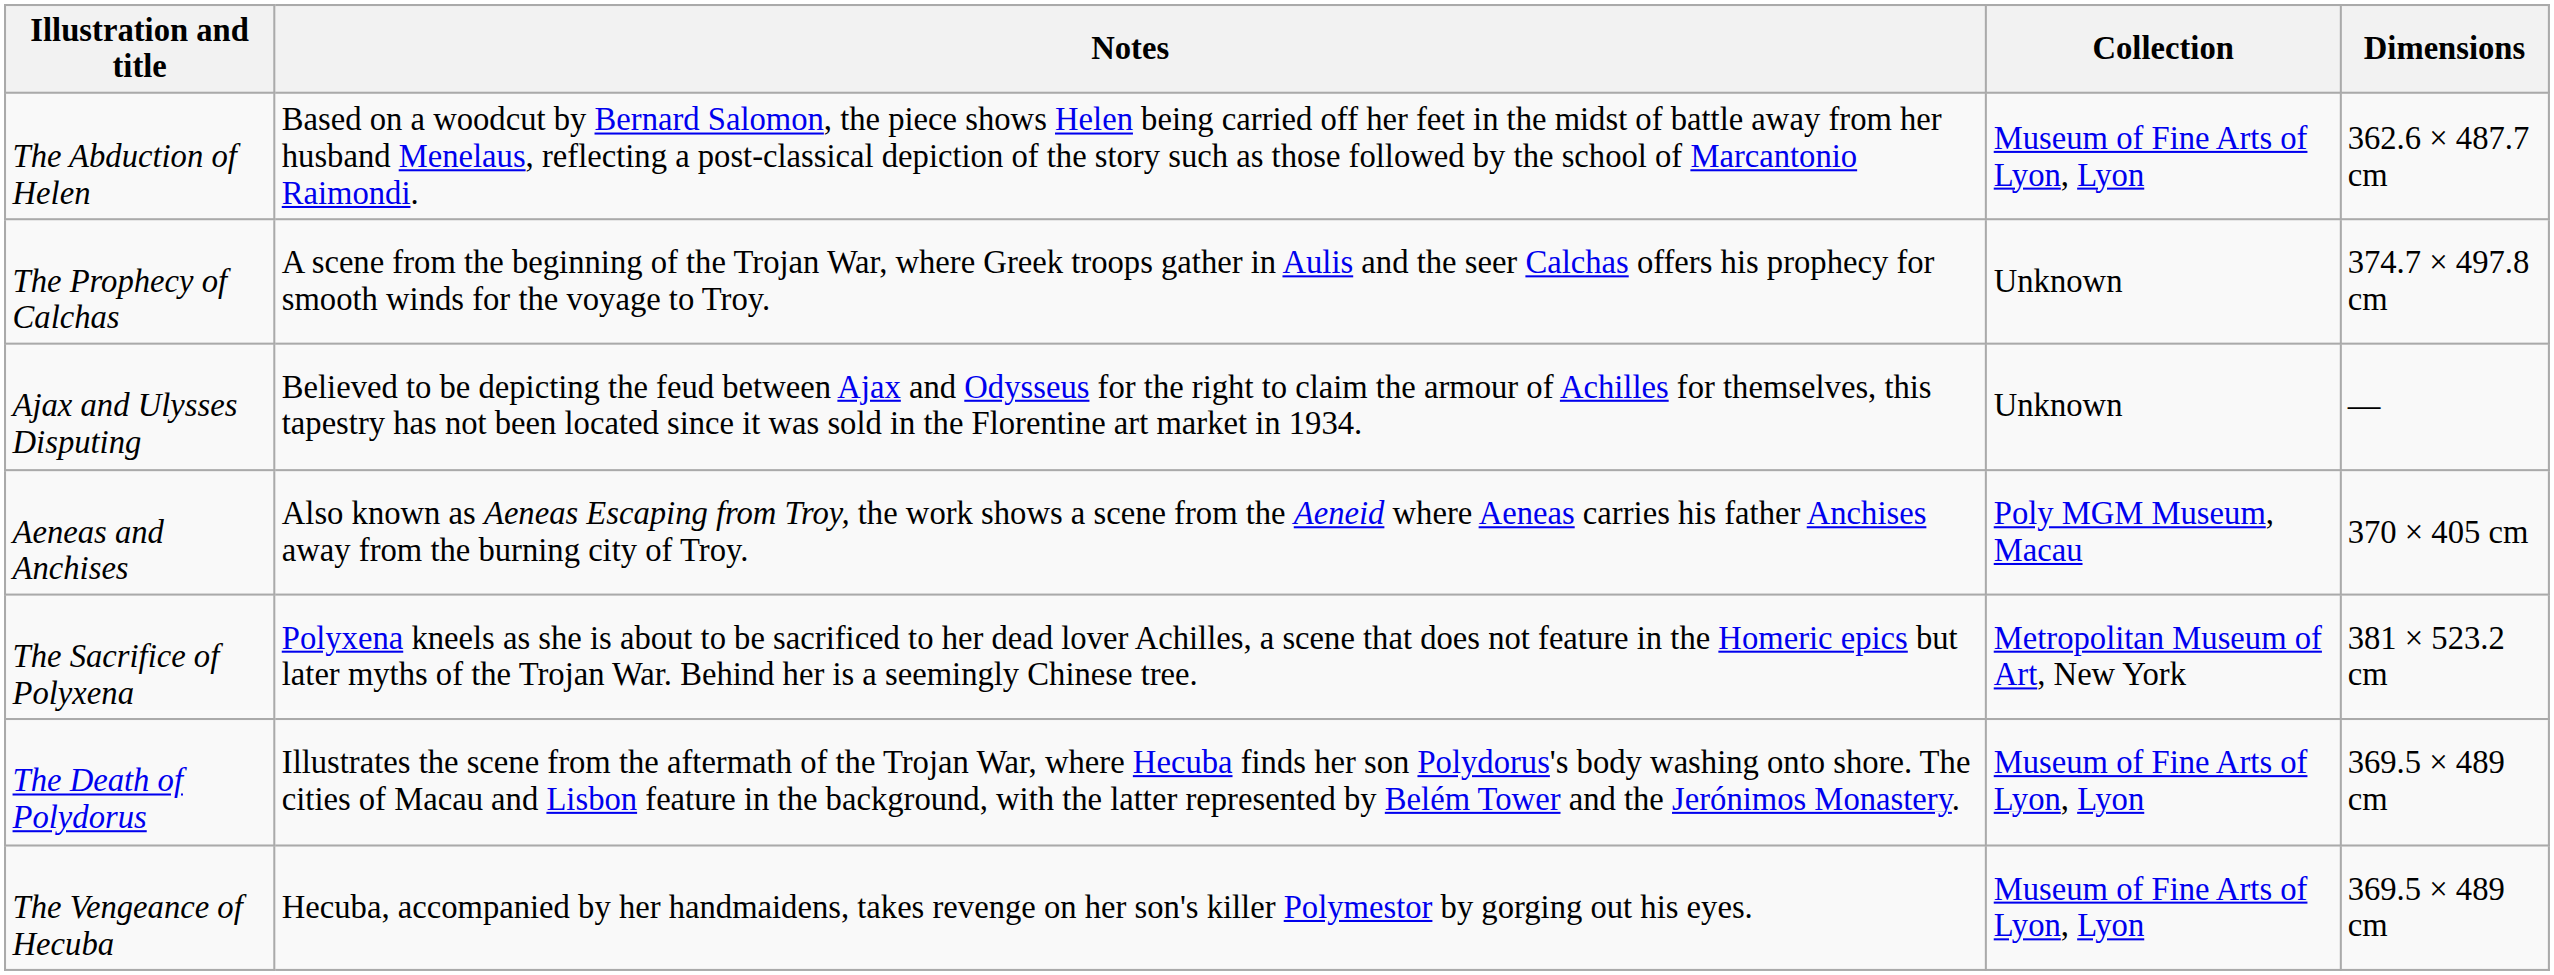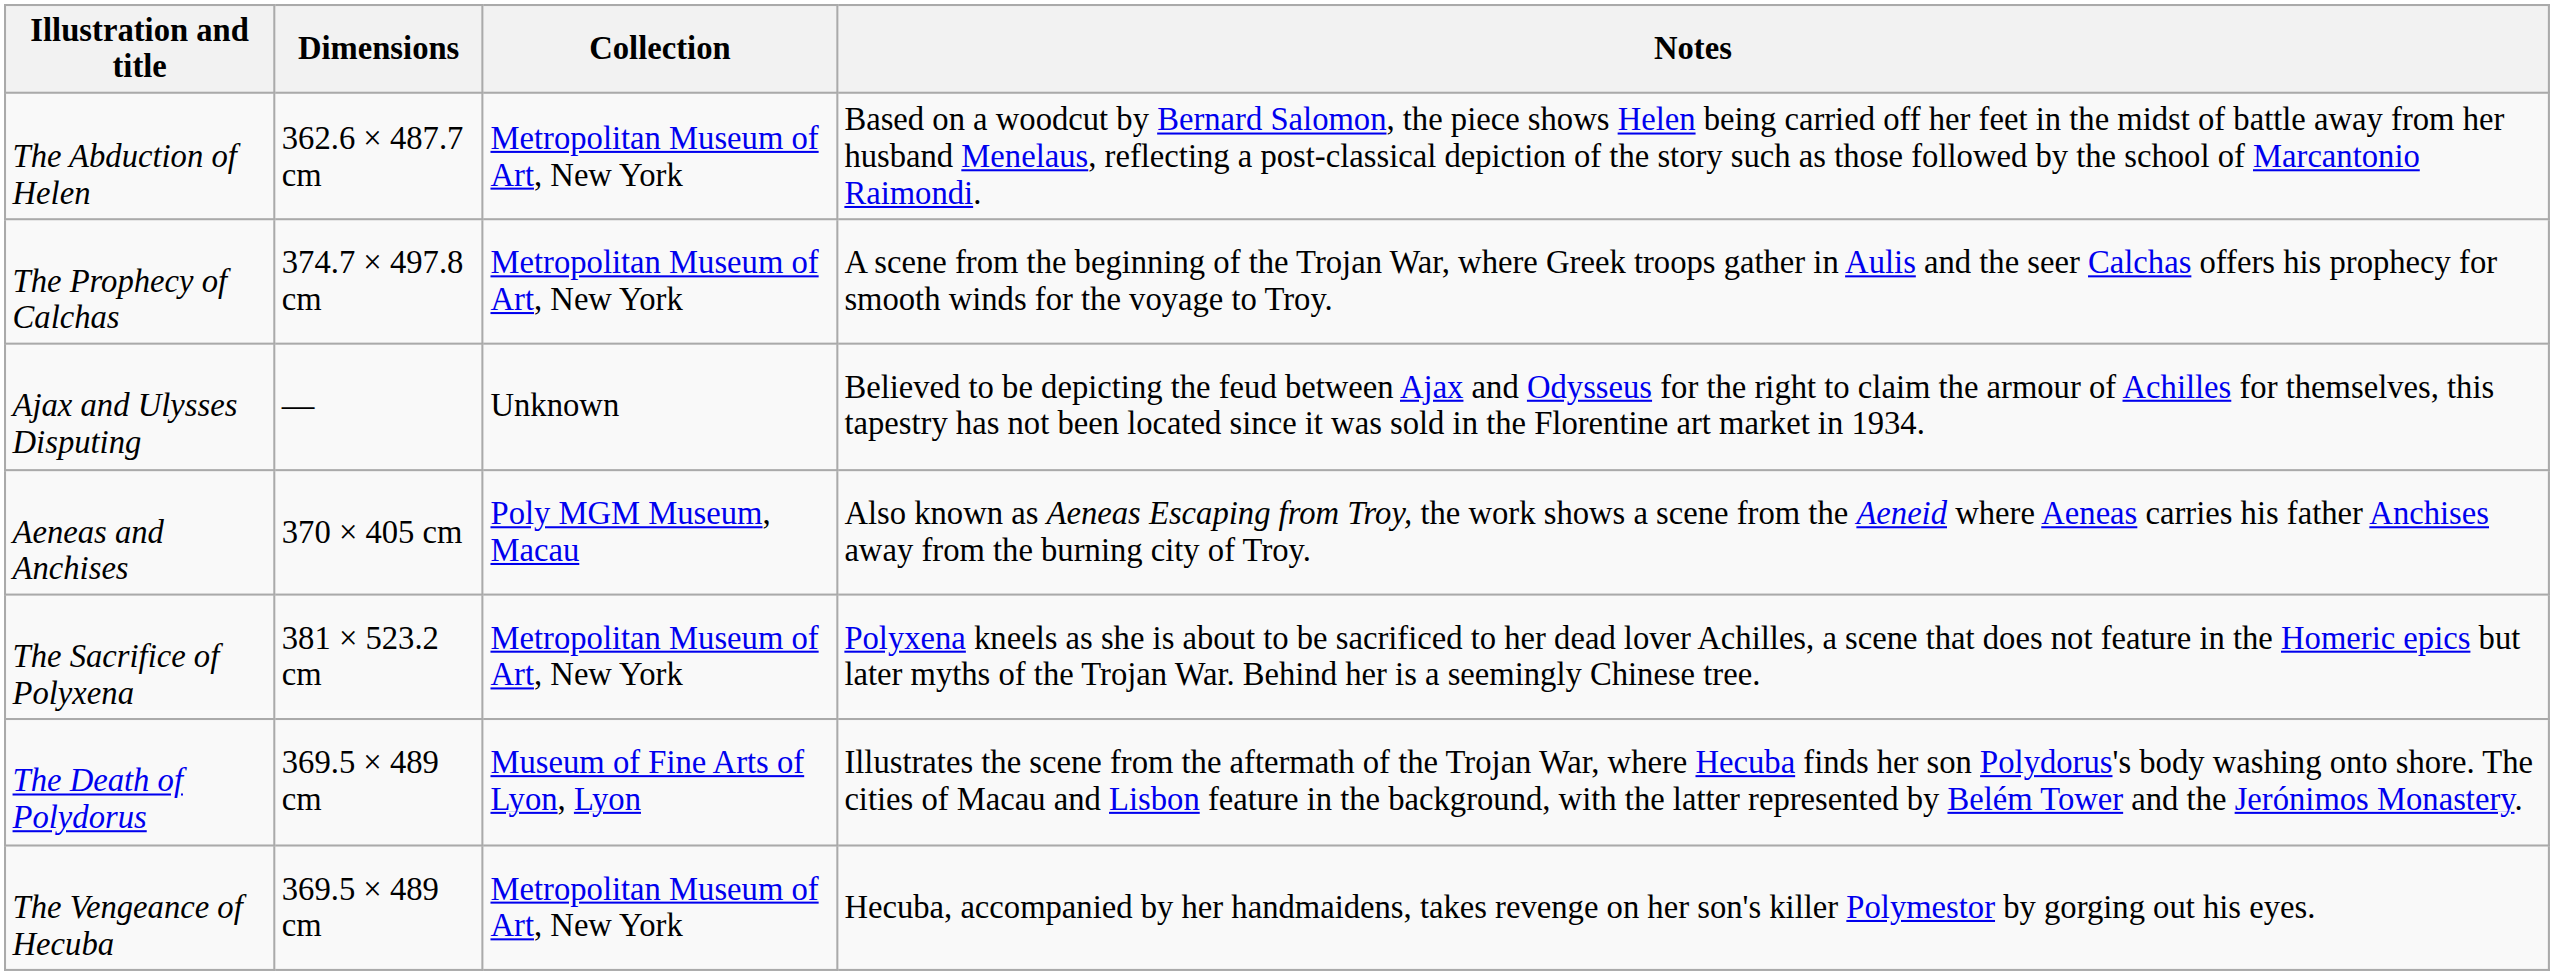columns swapped: (2445, 48) <-> (1130, 48)
(2151, 155) Museum of Fine Arts of Lyon, Lyon -> (655, 155) Metropolitan Museum of Art, New York
(2058, 280) Unknown -> (655, 280) Metropolitan Museum of Art, New York
(2151, 906) Museum of Fine Arts of Lyon, Lyon -> (655, 906) Metropolitan Museum of Art, New York
